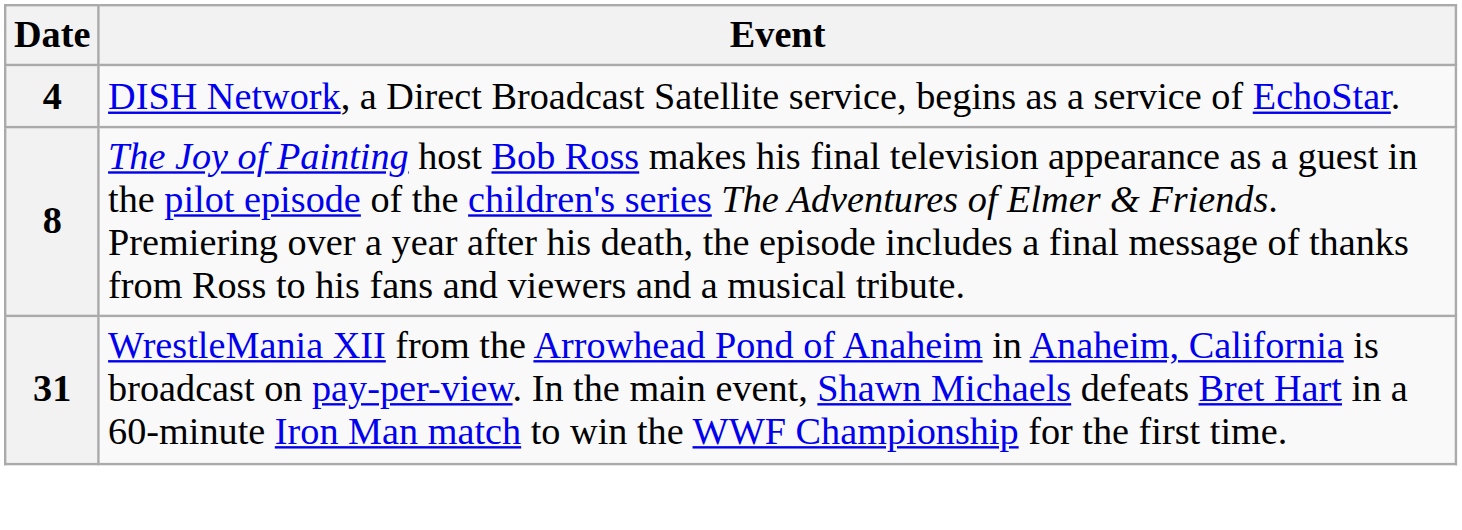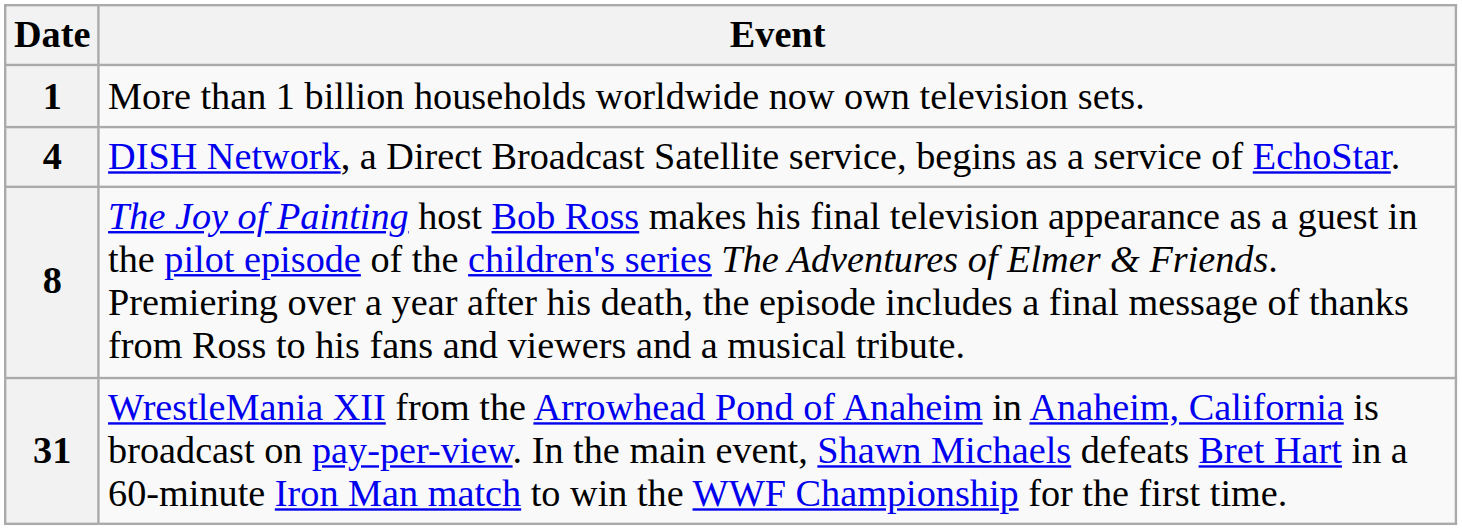+ row: (52, 95)
